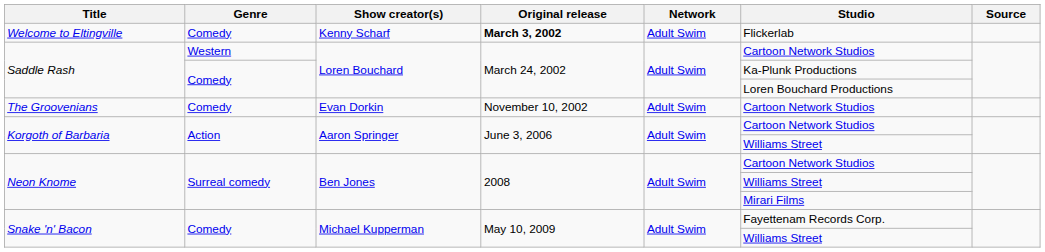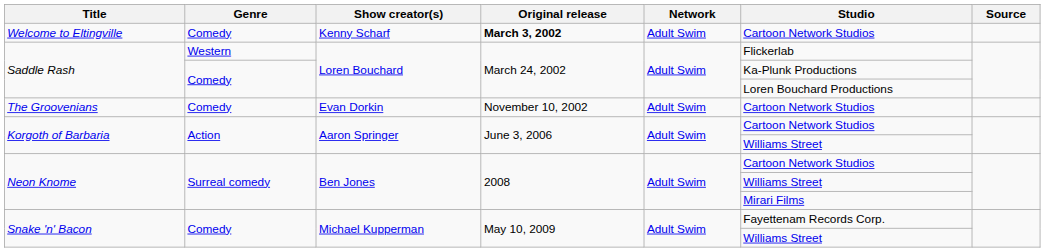(769, 33) Flickerlab -> (809, 33) Cartoon Network Studios
(809, 51) Cartoon Network Studios -> (769, 51) Flickerlab
